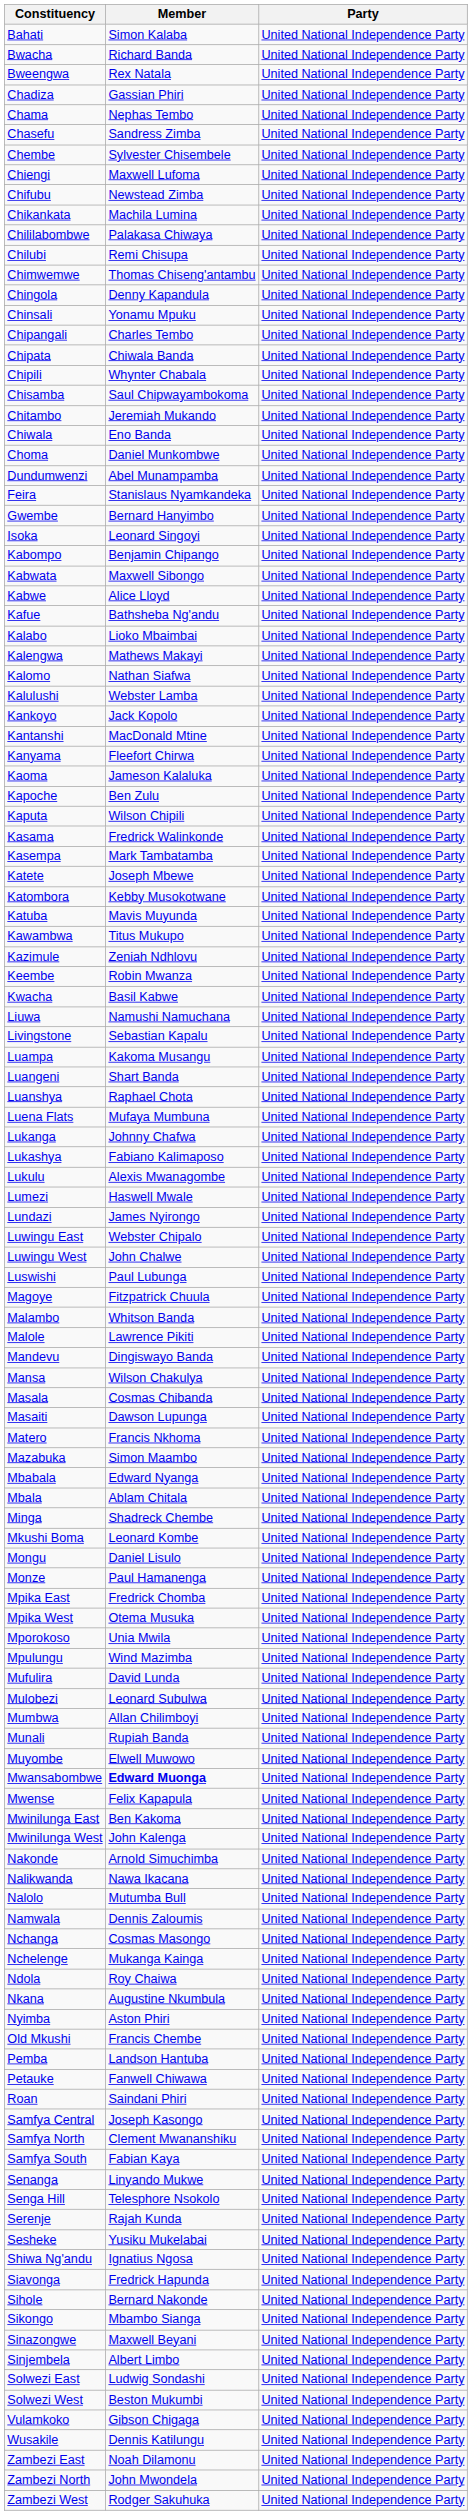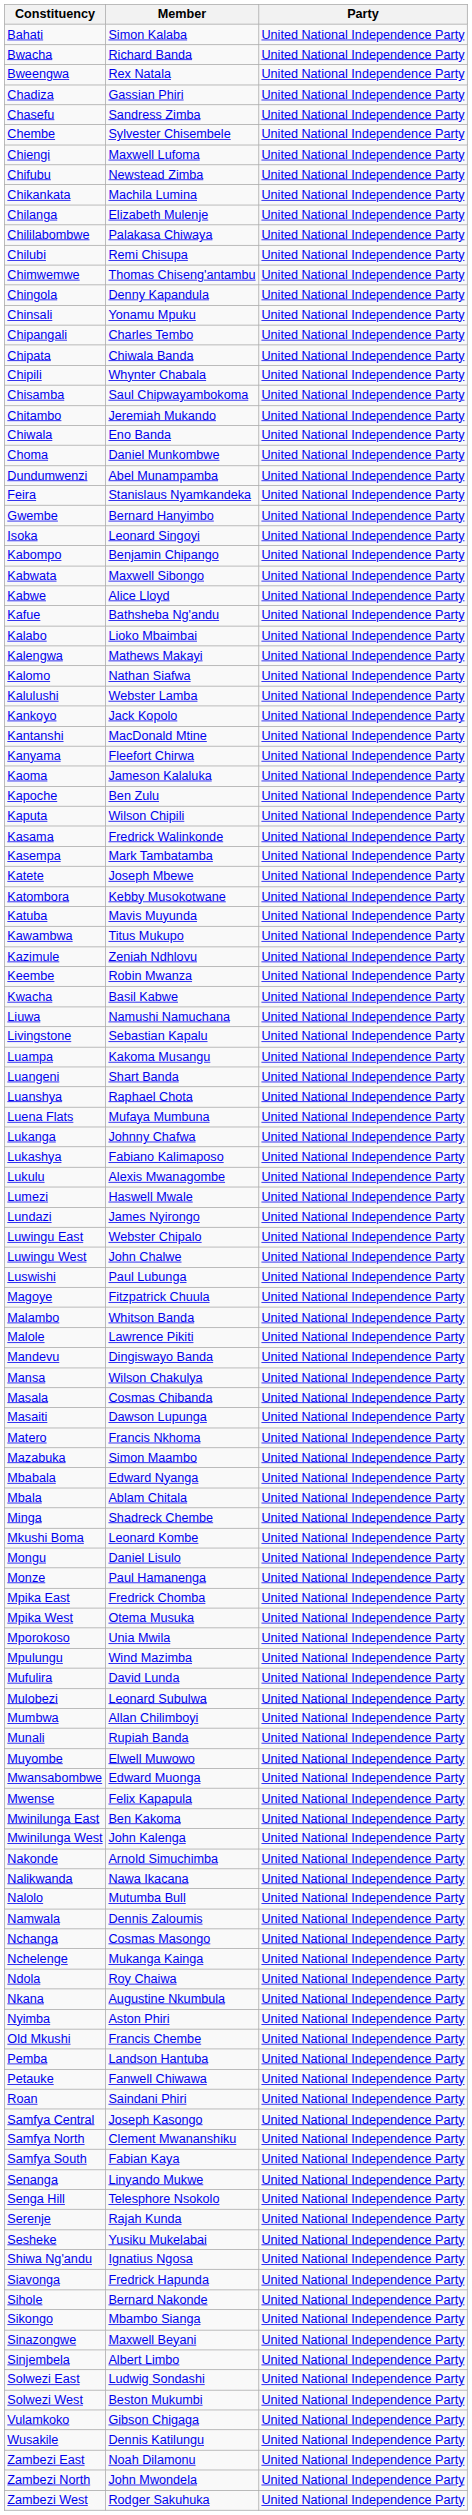- row: (28, 114)
+ row: (32, 214)
(157, 1778) bold -> (154, 1778) normal
